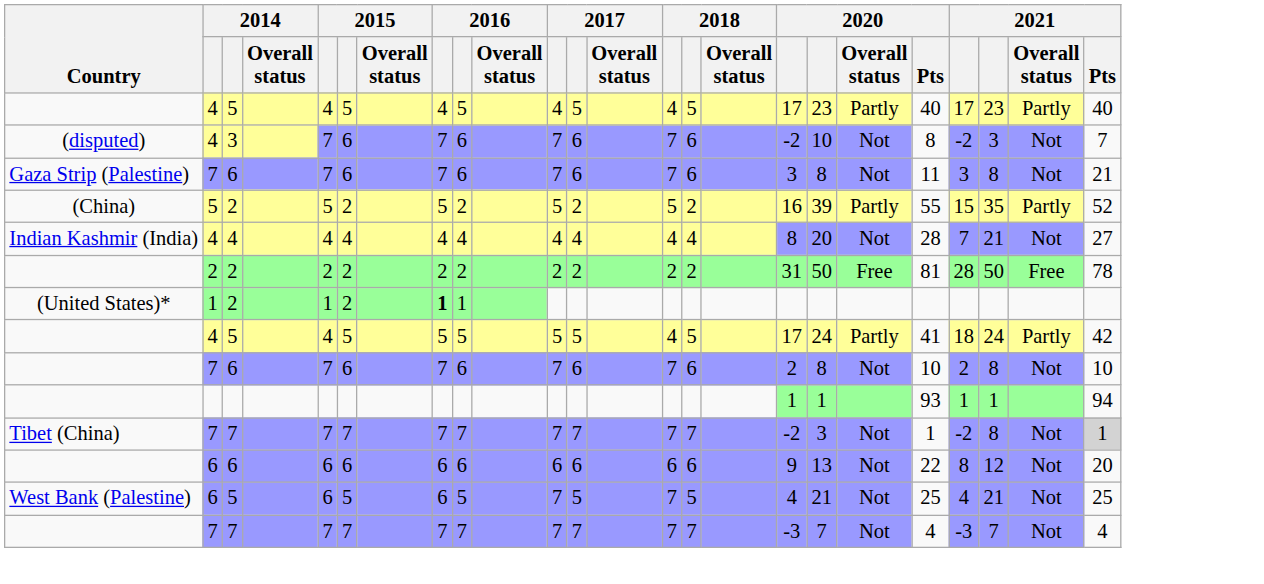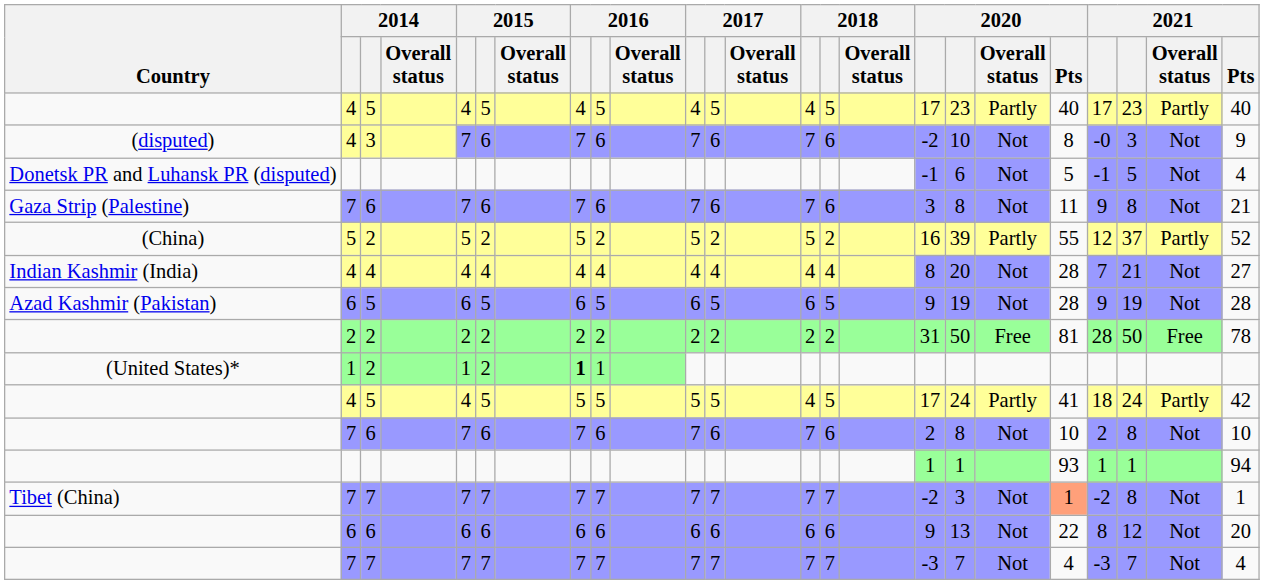(964, 141) -2 -> (1102, 141) -0
(1102, 141) 7 -> (1241, 141) 9
+ row: (173, 173)
(964, 173) 3 -> (1102, 206) 9
(964, 206) 15 -> (1102, 238) 12
(994, 206) 35 -> (1132, 238) 37
+ row: (113, 303)
(930, 433) no background -> (1069, 498) lightsalmon background
(1102, 433) lightgrey background -> (1241, 498) no background
- row: (100, 498)
